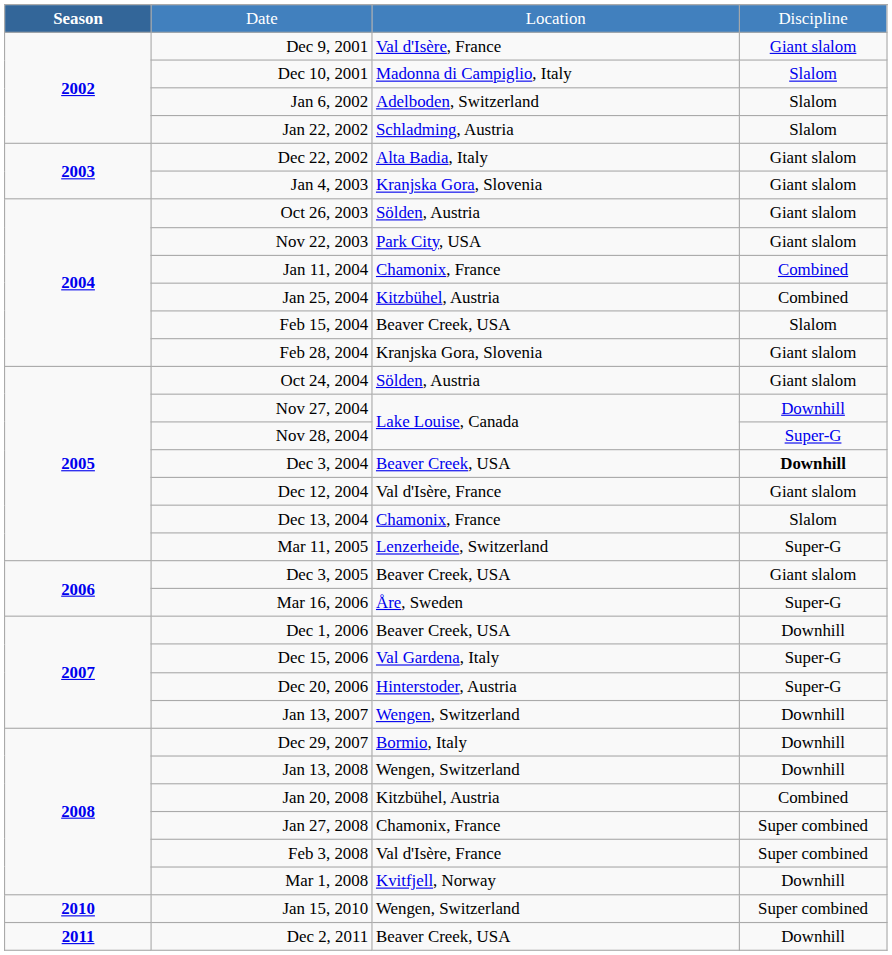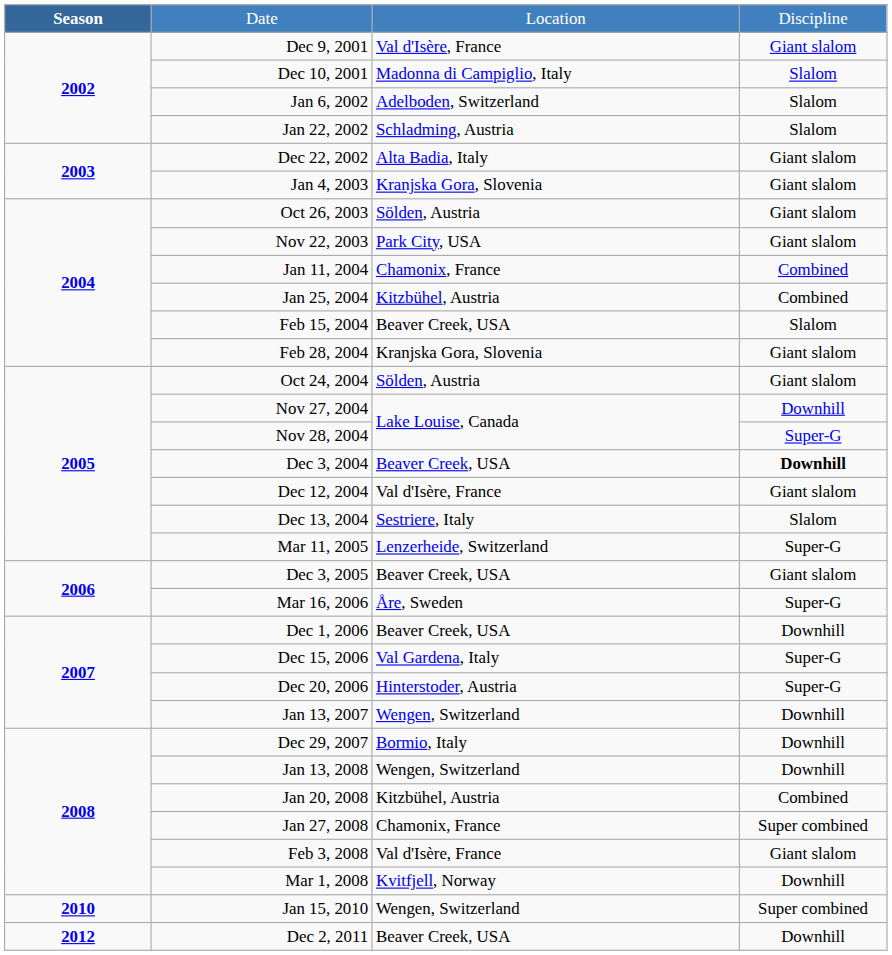(438, 519) Chamonix, France -> (425, 519) Sestriere, Italy
(813, 853) Super combined -> (813, 853) Giant slalom
(78, 936) 2011 -> (78, 936) 2012
